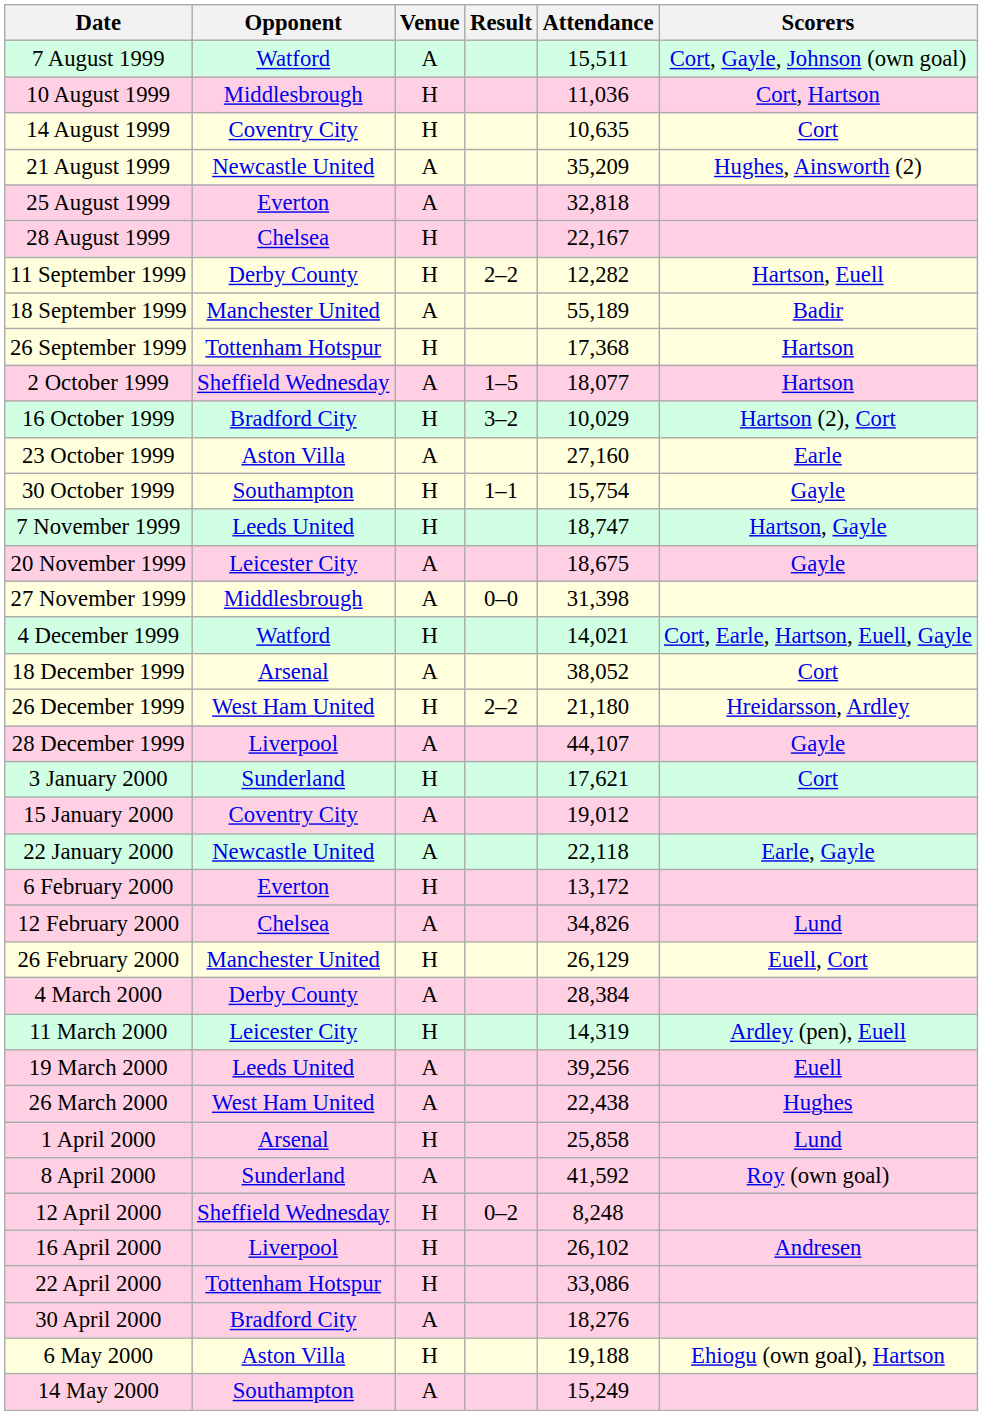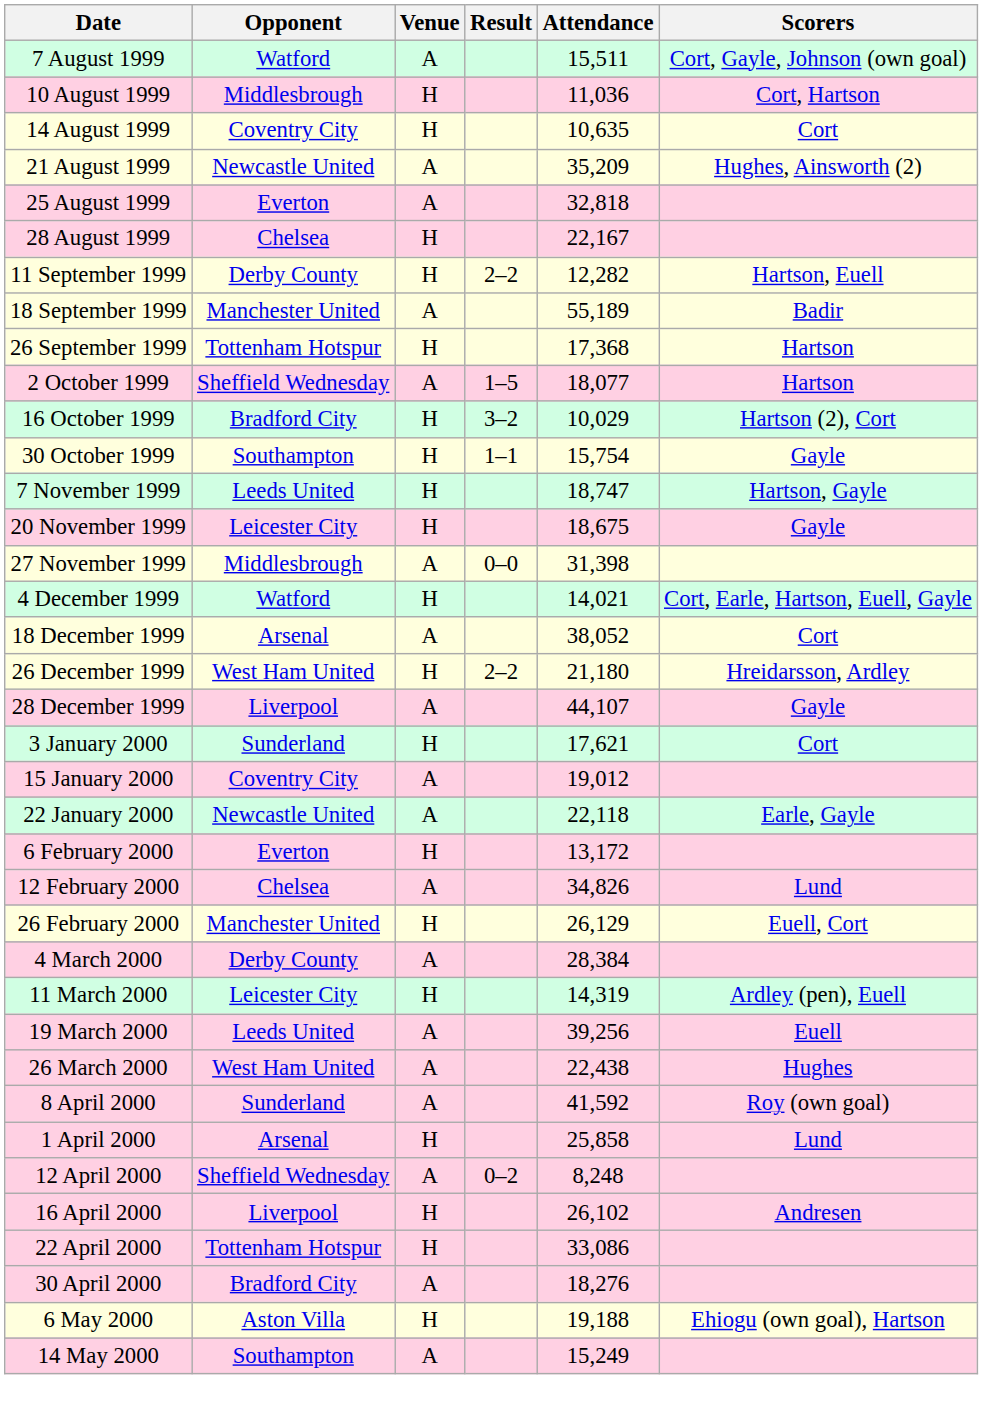- row: (98, 454)
(430, 563) A -> (430, 526) H
rows swapped: (98, 1139) <-> (98, 1175)
(430, 1211) H -> (430, 1175) A
